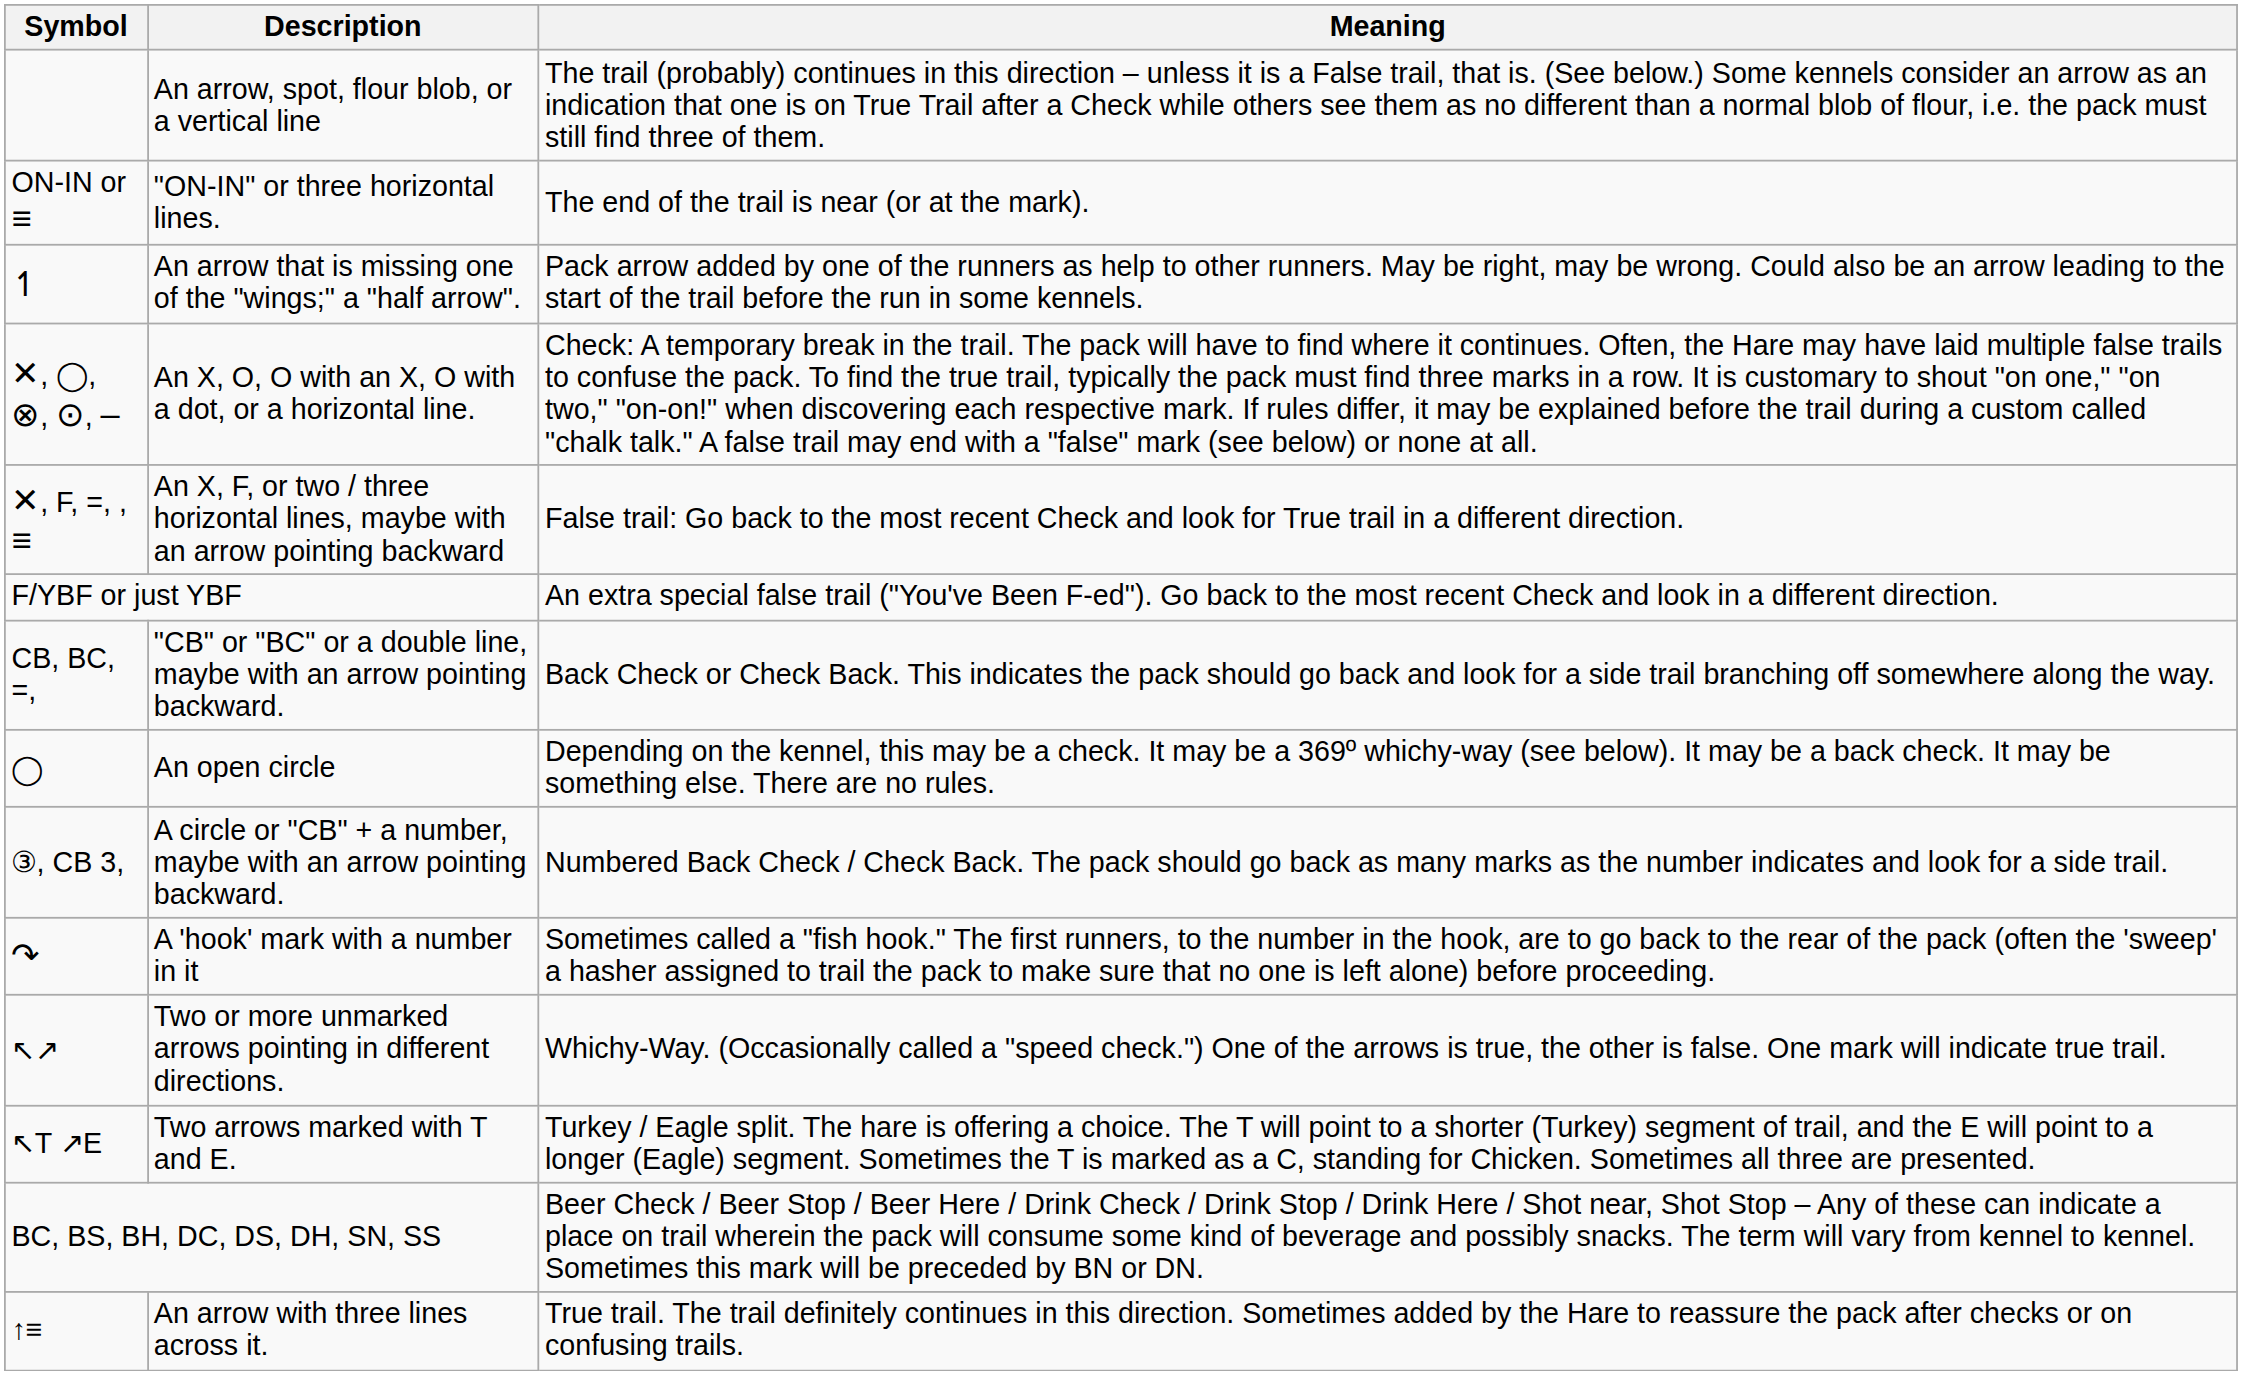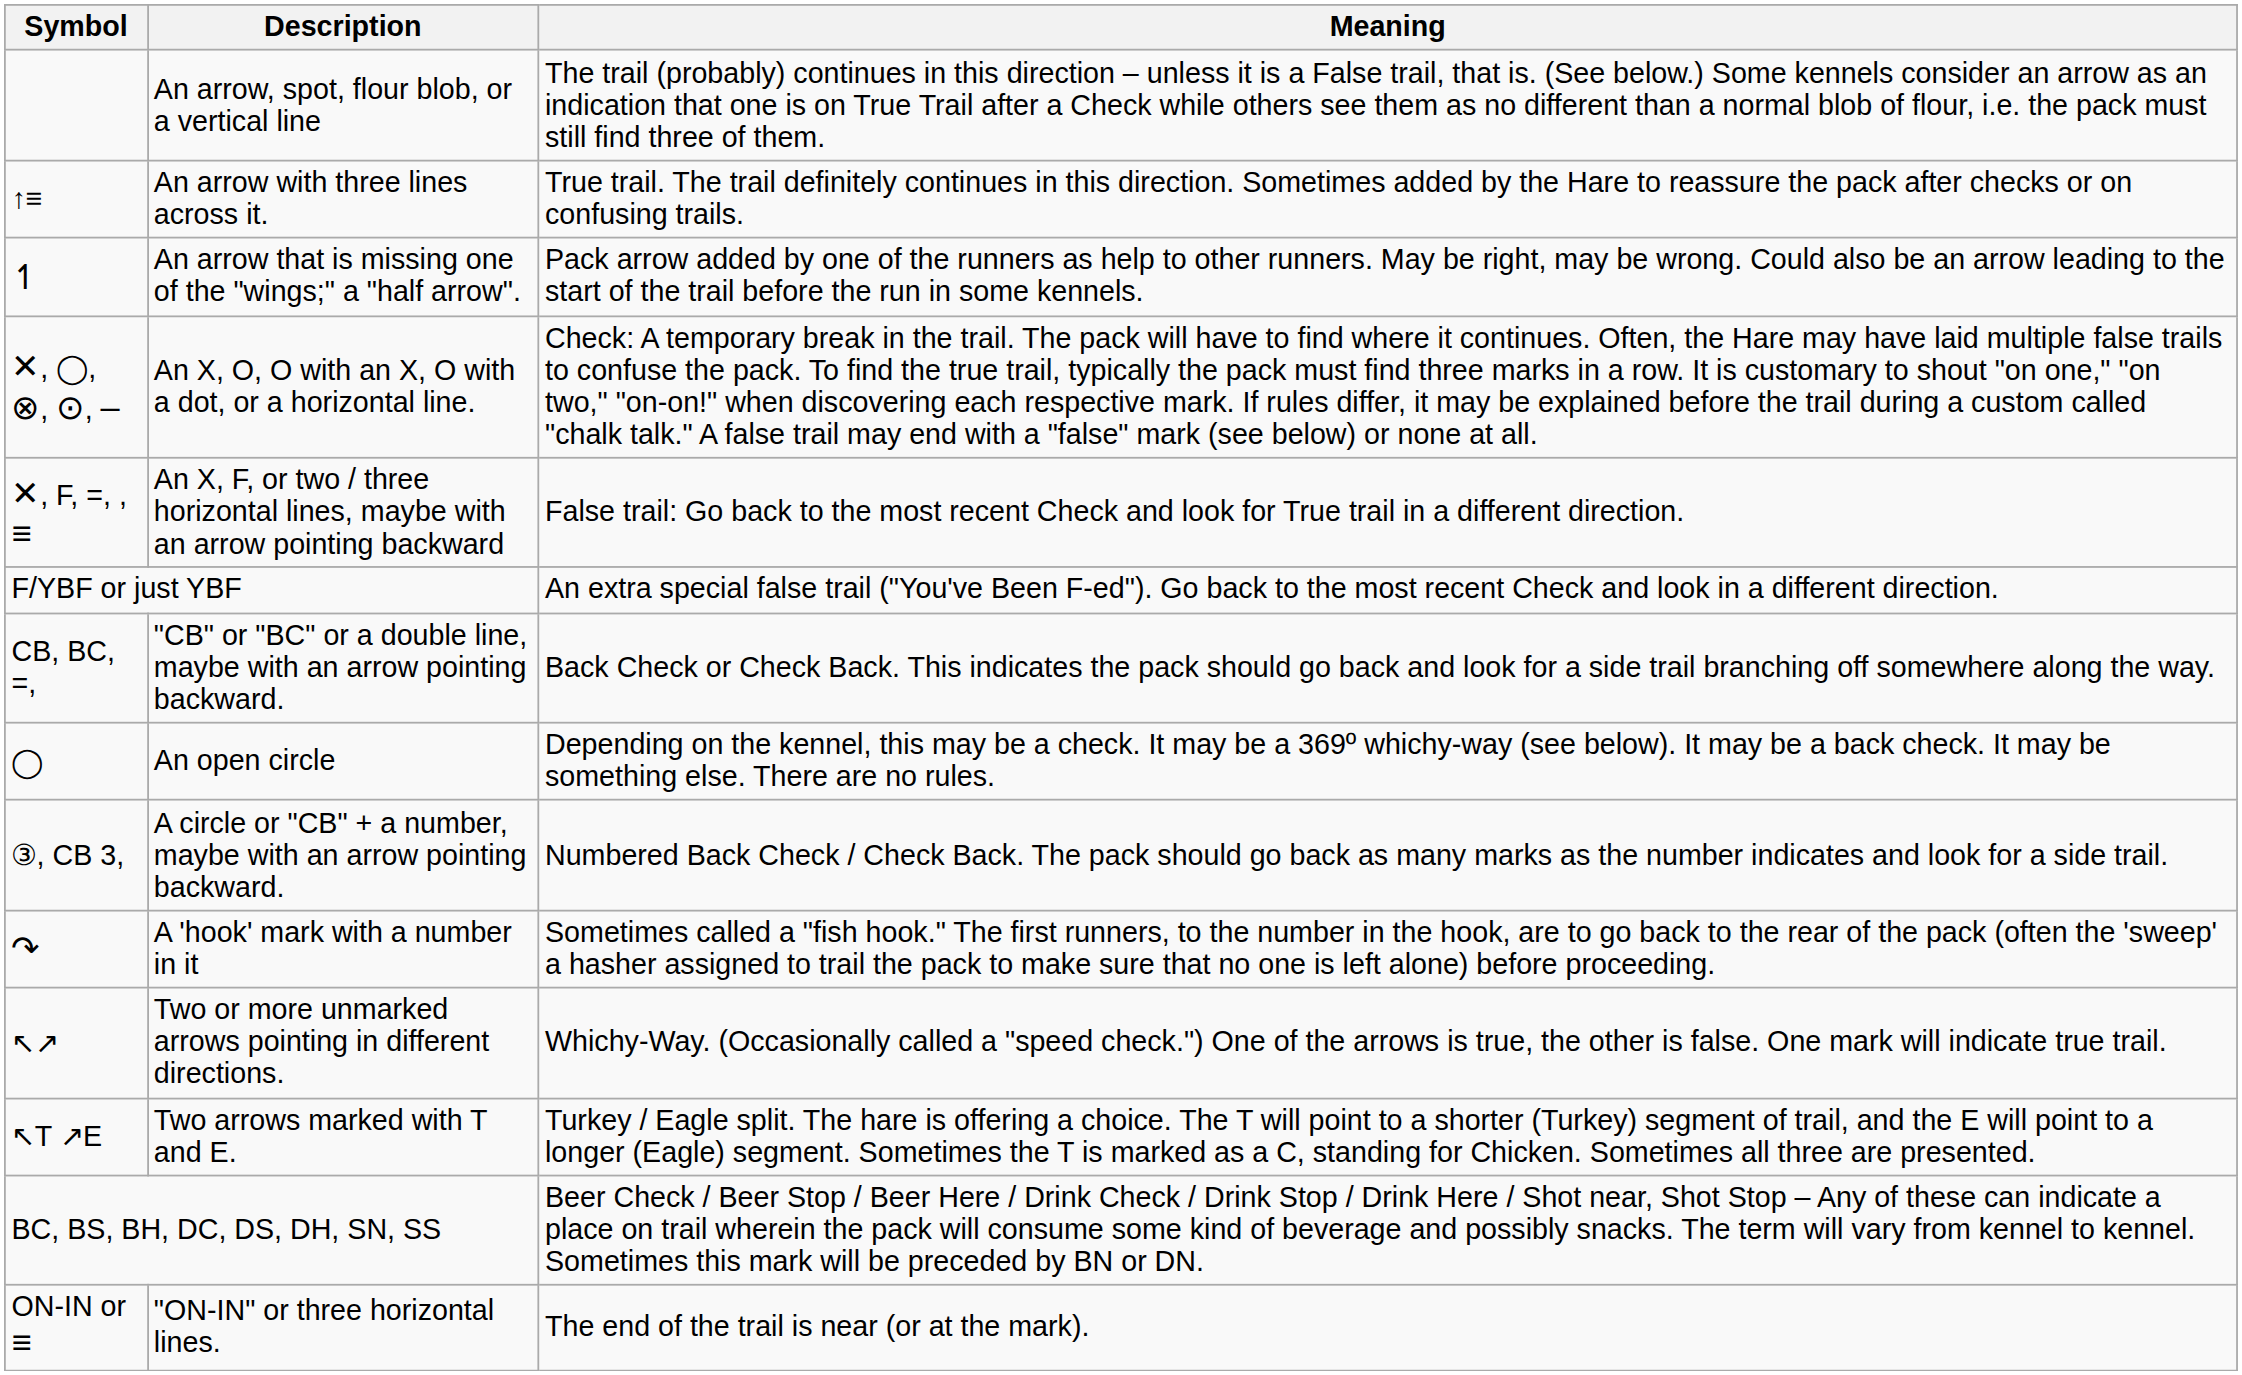rows swapped: (311, 1330) <-> (324, 202)
